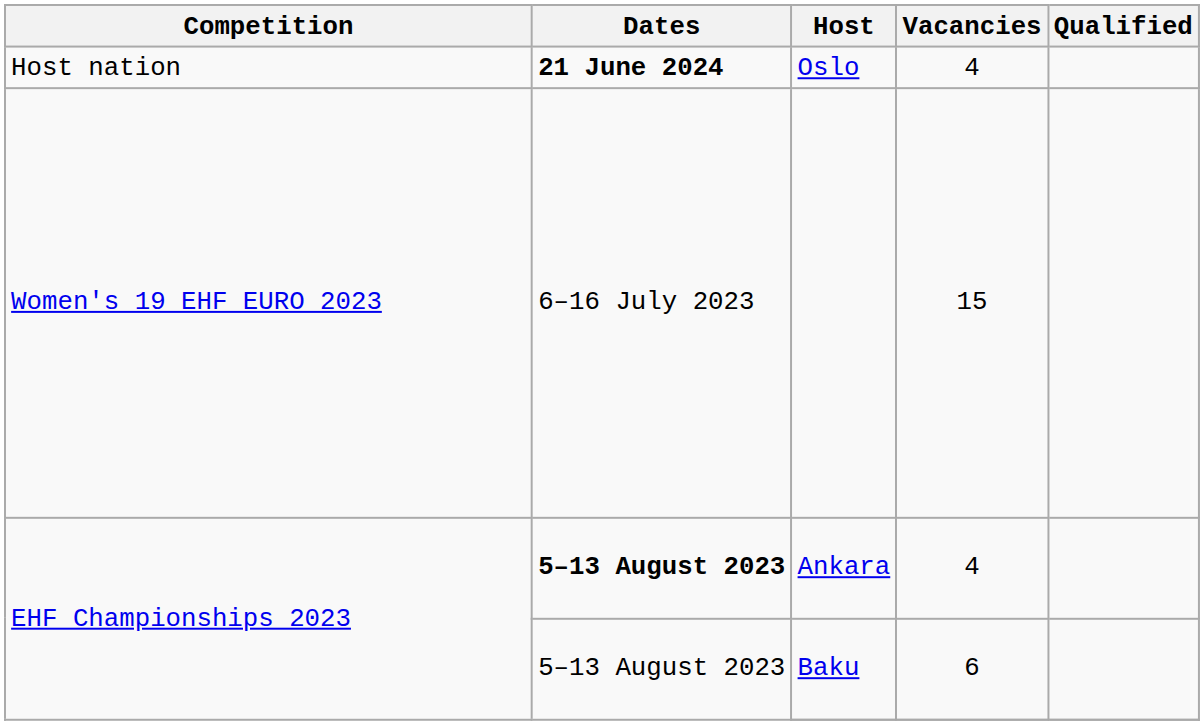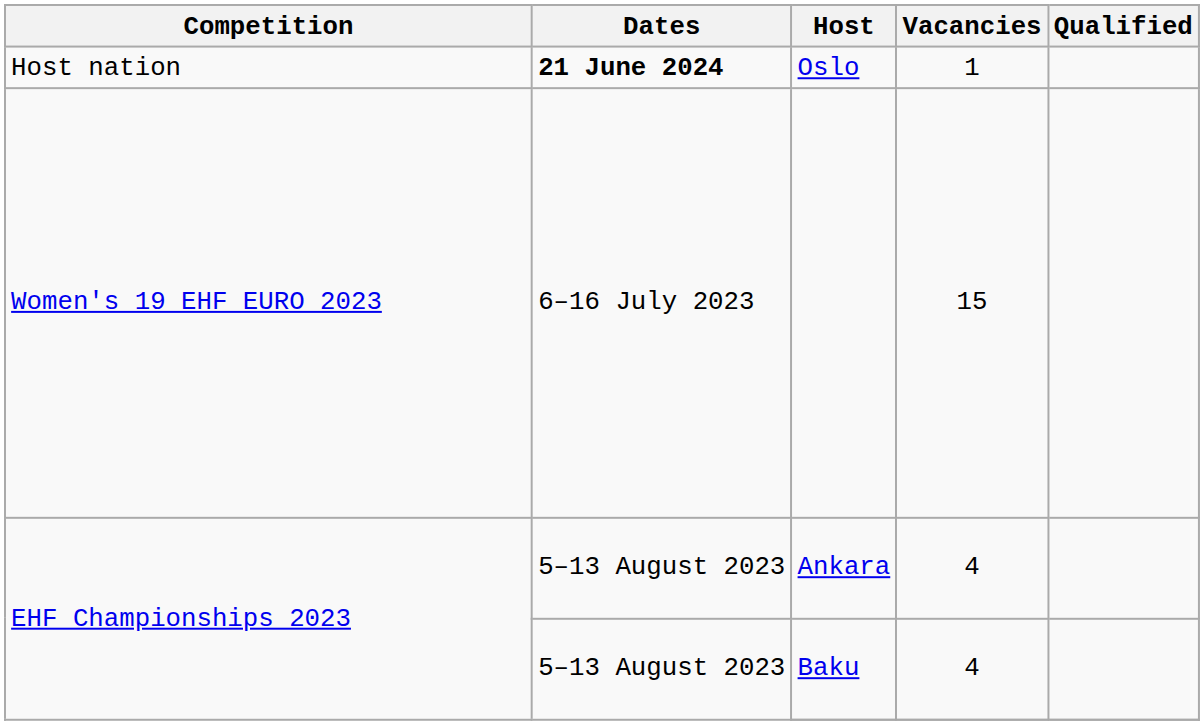(972, 68) 4 -> (972, 68) 1
(662, 568) bold -> (662, 568) normal
(972, 669) 6 -> (972, 669) 4
